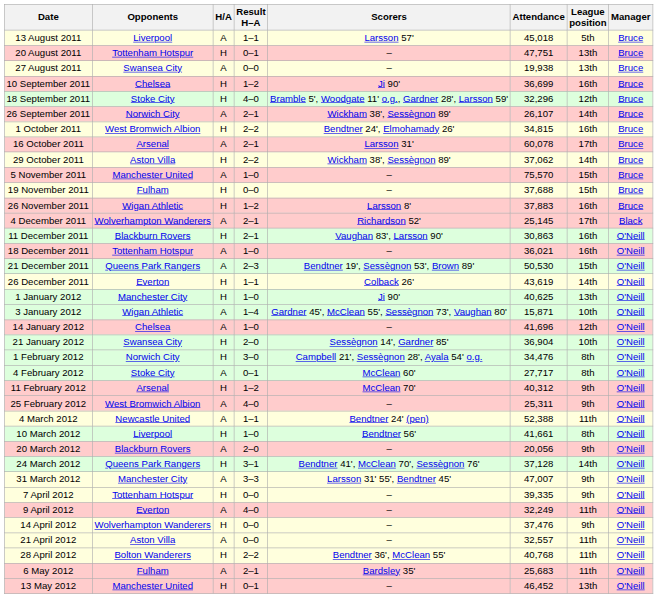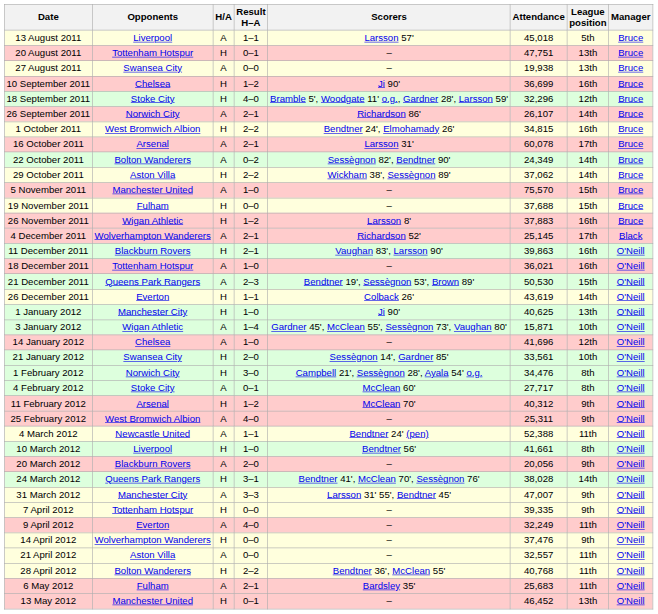(389, 114) Wickham 38', Sessègnon 89' -> (389, 114) Richardson 86'
+ row: (48, 159)
(539, 236) 30,863 -> (539, 251) 39,863
(539, 342) 36,904 -> (539, 357) 33,561
(539, 464) 37,128 -> (539, 479) 38,028
